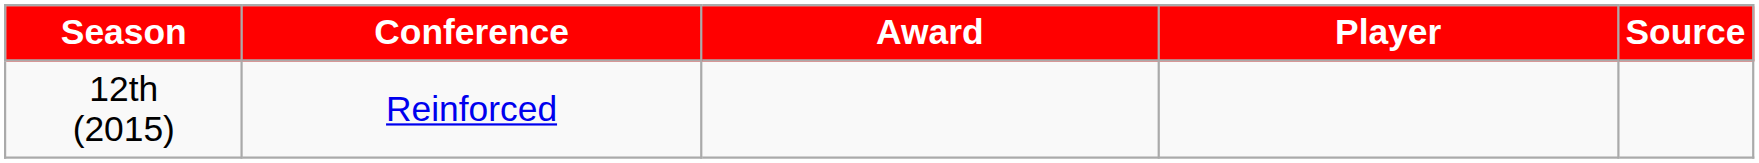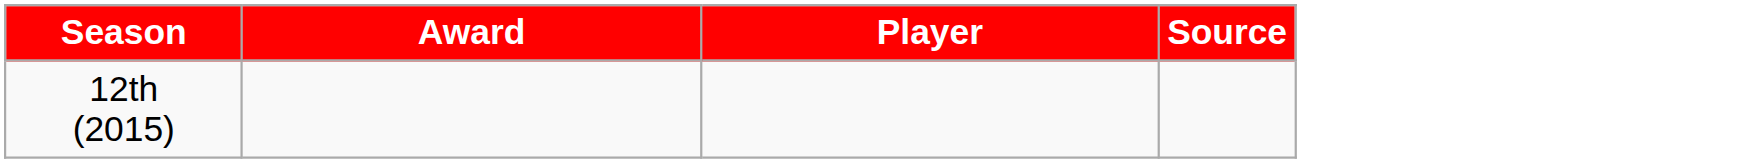- column: (472, 32)
